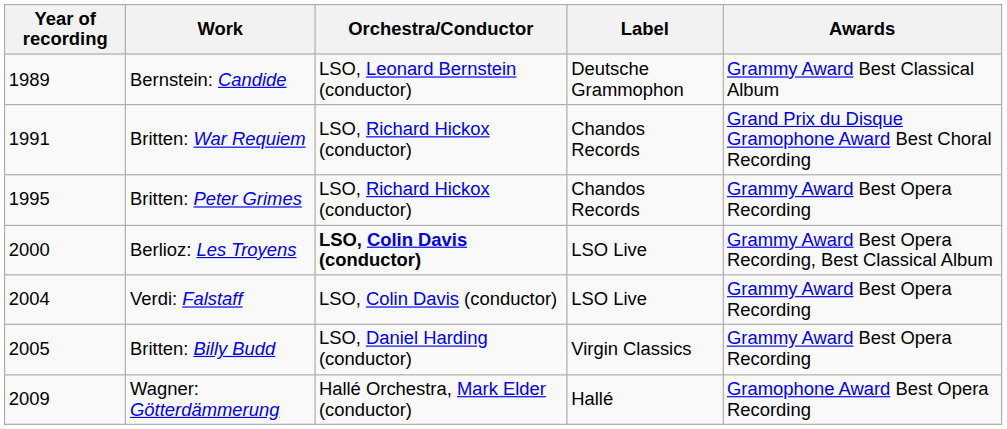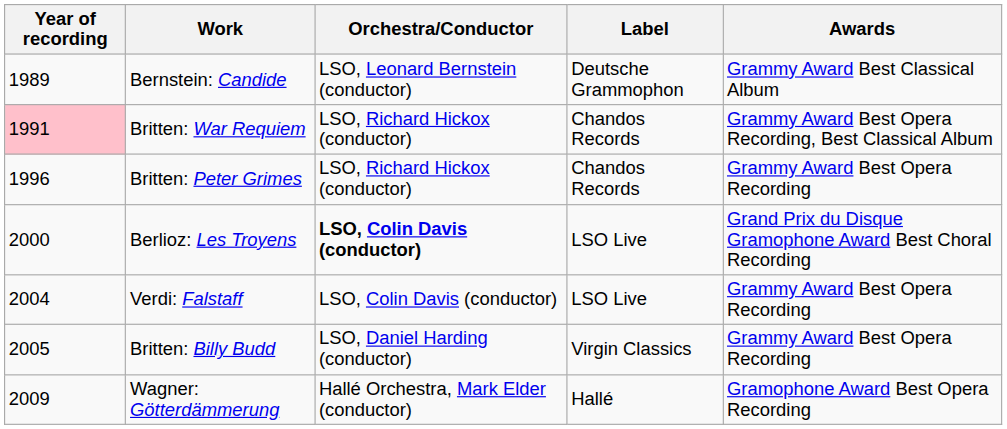(29, 139) no background -> (29, 129) pink background
(859, 139) Grand Prix du Disque Gramophone Award Best Choral Recording -> (860, 129) Grammy Award Best Opera Recording, Best Classical Album
(29, 199) 1995 -> (29, 179) 1996
(860, 249) Grammy Award Best Opera Recording, Best Classical Album -> (859, 239) Grand Prix du Disque Gramophone Award Best Choral Recording
